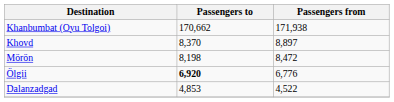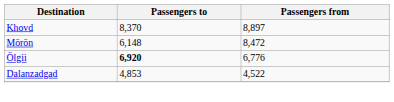- row: (58, 27)
(190, 58) 8,198 -> (130, 43) 6,148
